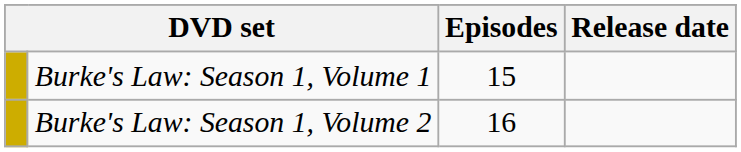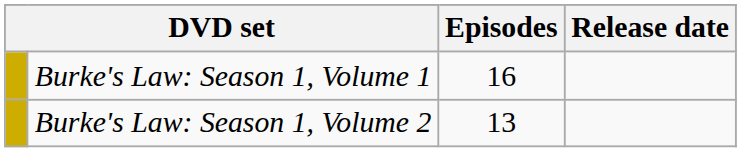(501, 75) 15 -> (501, 75) 16
(501, 122) 16 -> (501, 122) 13
